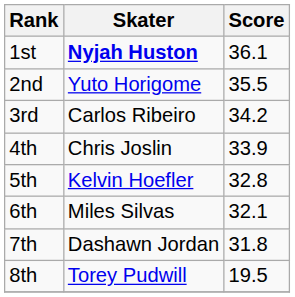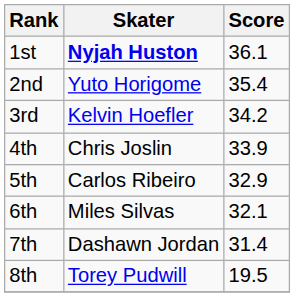(248, 84) 35.5 -> (248, 84) 35.4
(132, 116) Carlos Ribeiro -> (131, 116) Kelvin Hoefler
(131, 180) Kelvin Hoefler -> (132, 180) Carlos Ribeiro
(248, 180) 32.8 -> (248, 180) 32.9
(248, 244) 31.8 -> (248, 244) 31.4
